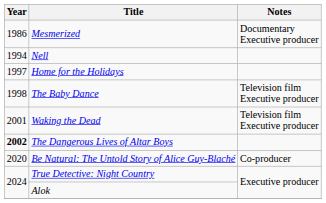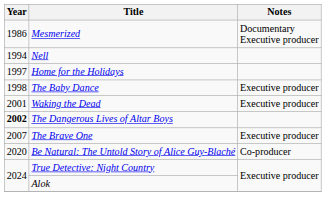(279, 93) Television film Executive producer -> (279, 87) Executive producer
(279, 120) Television film Executive producer -> (279, 103) Executive producer
+ row: (62, 135)
